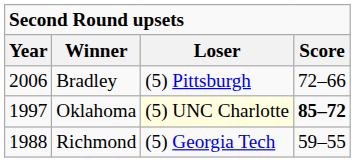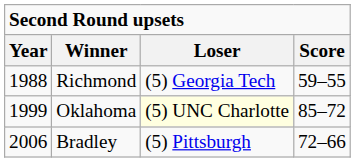rows swapped: (96, 141) <-> (87, 80)
(28, 111) 1997 -> (28, 111) 1999
(322, 111) bold -> (322, 111) normal
